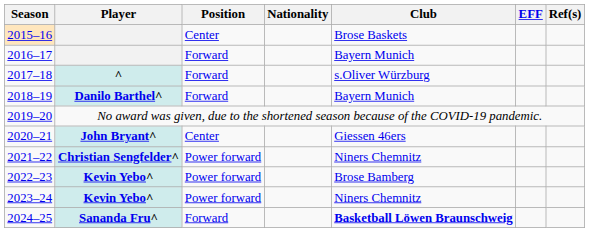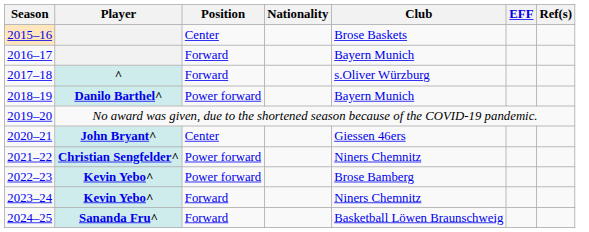(206, 95) Forward -> (223, 95) Power forward
(223, 197) Power forward -> (206, 197) Forward
(423, 217) bold -> (419, 217) normal
